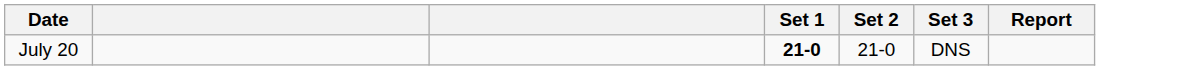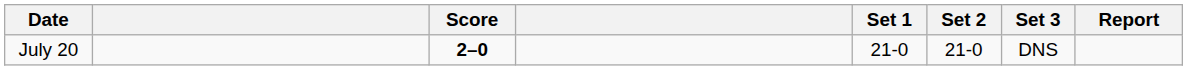+ column: (472, 20)
(802, 50) bold -> (889, 50) normal
